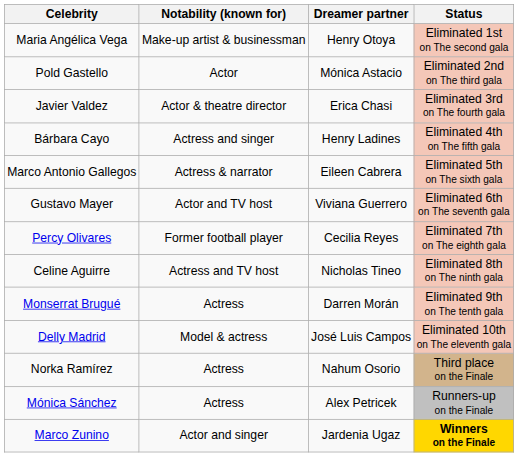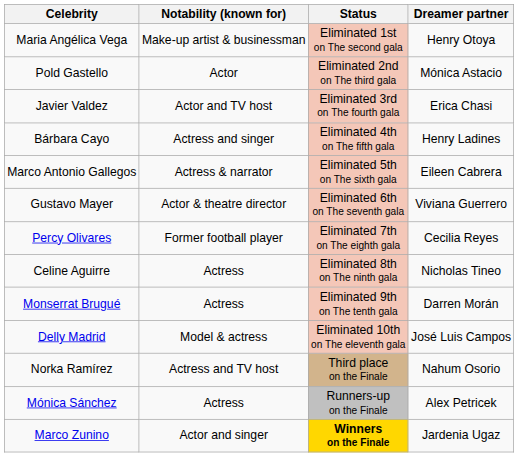columns swapped: (361, 14) <-> (464, 14)
(224, 106) Actor & theatre director -> (224, 106) Actor and TV host
(224, 205) Actor and TV host -> (224, 205) Actor & theatre director
(224, 271) Actress and TV host -> (224, 271) Actress
(224, 369) Actress -> (224, 369) Actress and TV host
